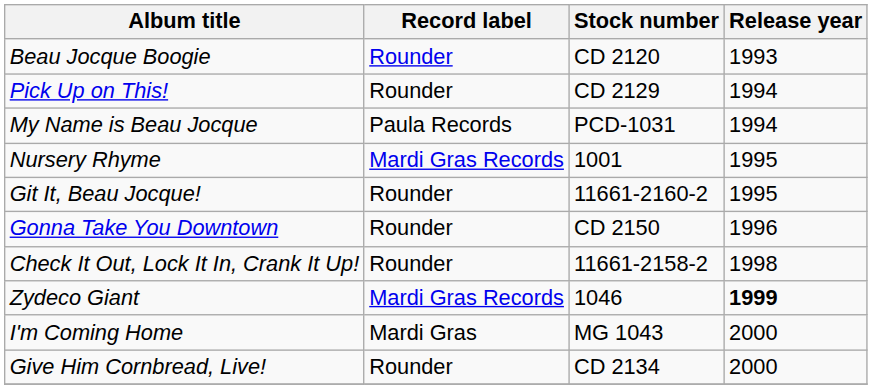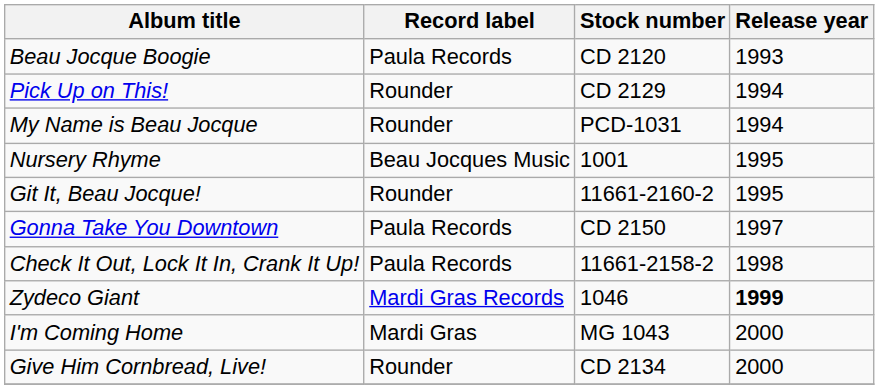(411, 56) Rounder -> (441, 56) Paula Records
(441, 125) Paula Records -> (411, 125) Rounder
(467, 159) Mardi Gras Records -> (470, 159) Beau Jocques Music
(411, 228) Rounder -> (441, 228) Paula Records
(753, 228) 1996 -> (759, 228) 1997
(411, 263) Rounder -> (441, 263) Paula Records
